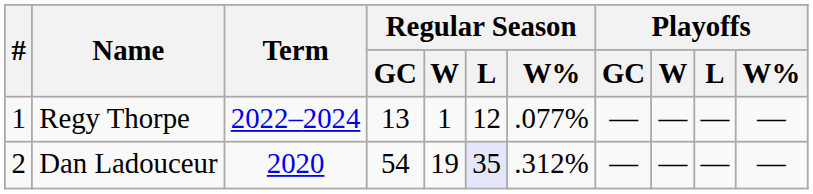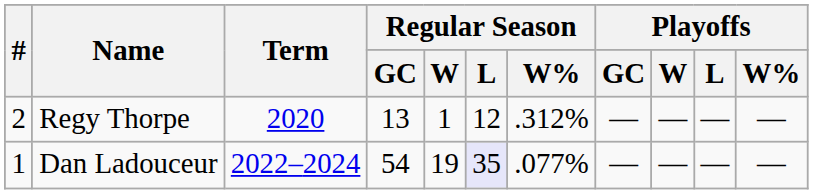(19, 118) 1 -> (19, 118) 2
(296, 118) 2022–2024 -> (296, 118) 2020
(551, 118) .077% -> (551, 118) .312%
(19, 164) 2 -> (19, 164) 1
(296, 164) 2020 -> (296, 164) 2022–2024
(551, 164) .312% -> (551, 164) .077%
